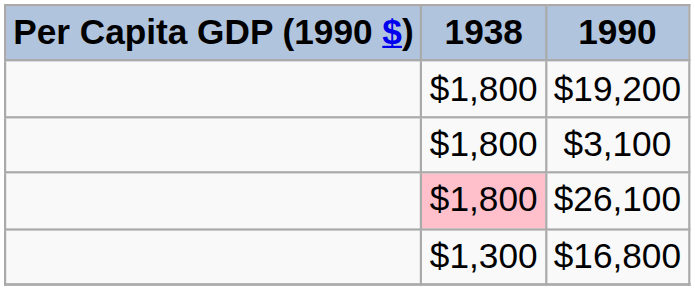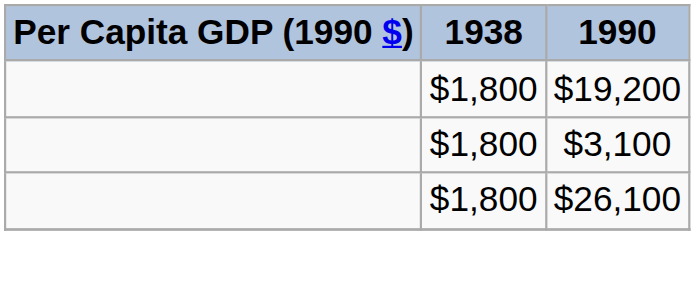(484, 199) pink background -> (484, 199) no background
- row: (617, 255)
